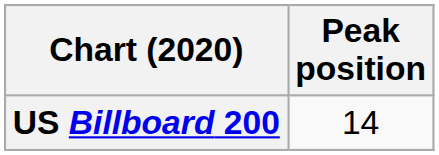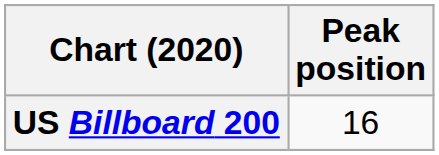(361, 122) 14 -> (361, 122) 16
